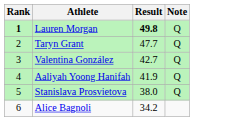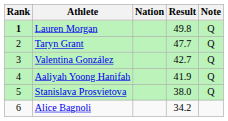+ column: (150, 12)
(149, 28) bold -> (182, 28) normal
